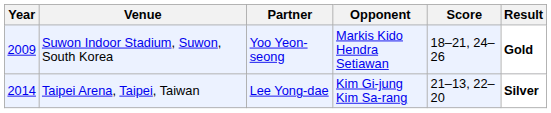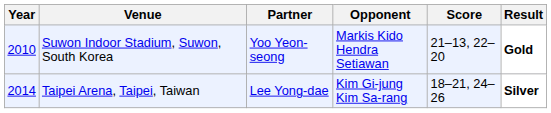(22, 49) 2009 -> (22, 49) 2010
(463, 49) 18–21, 24–26 -> (463, 49) 21–13, 22–20
(463, 91) 21–13, 22–20 -> (463, 91) 18–21, 24–26
